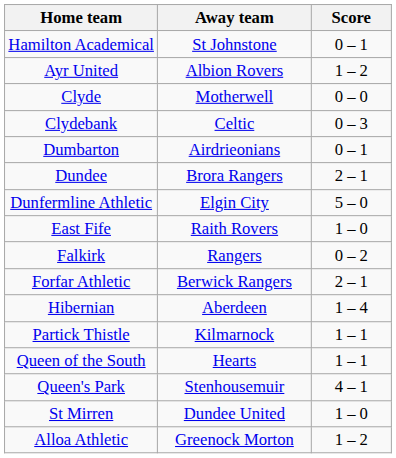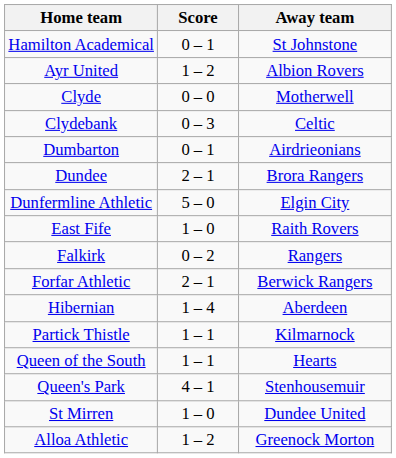columns swapped: (351, 17) <-> (234, 17)
